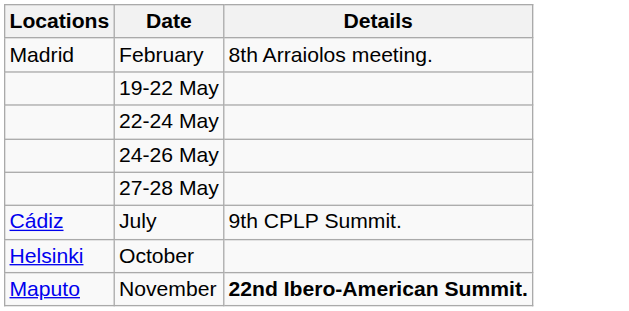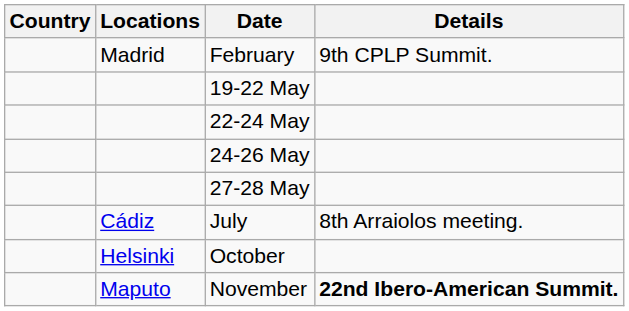+ column: (50, 21)
(331, 54) 8th Arraiolos meeting. -> (406, 54) 9th CPLP Summit.
(315, 222) 9th CPLP Summit. -> (421, 222) 8th Arraiolos meeting.
